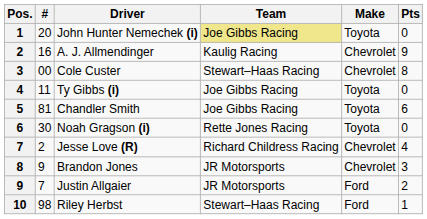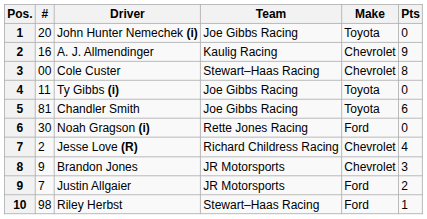(251, 33) khaki background -> (251, 33) no background
(362, 128) Toyota -> (357, 128) Ford
